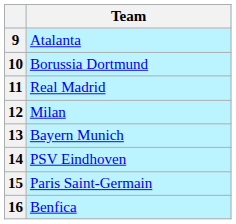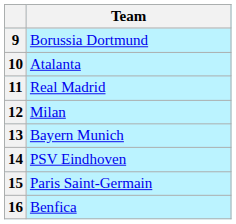(55, 40) Atalanta -> (89, 40) Borussia Dortmund
(89, 64) Borussia Dortmund -> (55, 64) Atalanta
